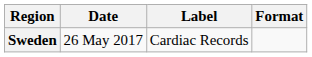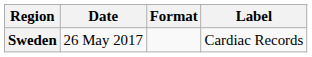columns swapped: (279, 16) <-> (199, 16)
